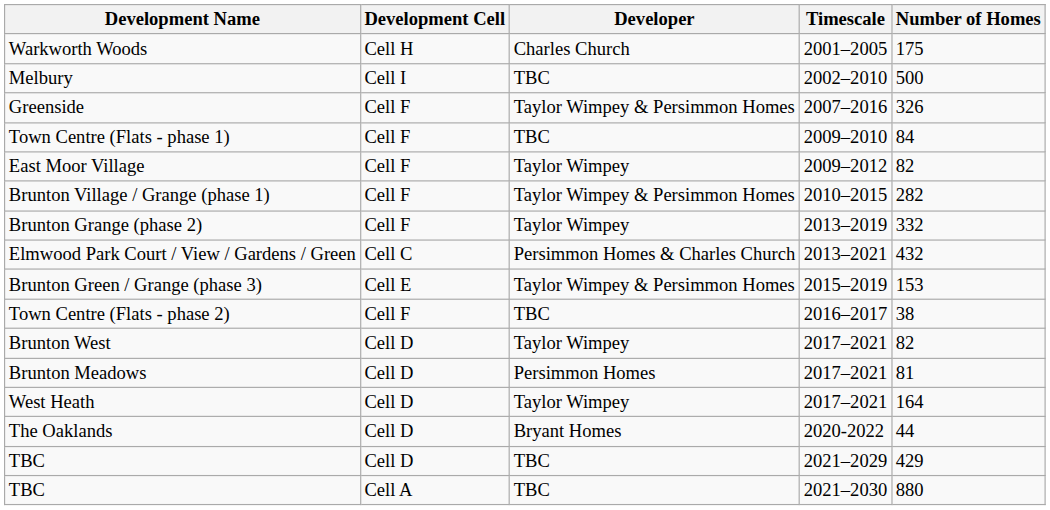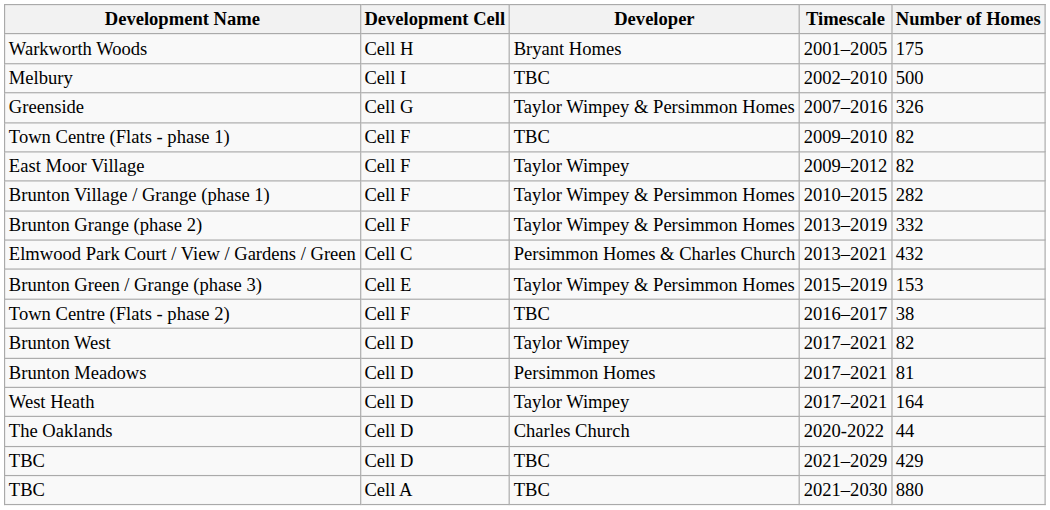(572, 48) Charles Church -> (568, 48) Bryant Homes
(387, 107) Cell F -> (389, 107) Cell G
(905, 136) 84 -> (905, 136) 82
(572, 225) Taylor Wimpey -> (654, 225) Taylor Wimpey & Persimmon Homes
(568, 431) Bryant Homes -> (572, 431) Charles Church
